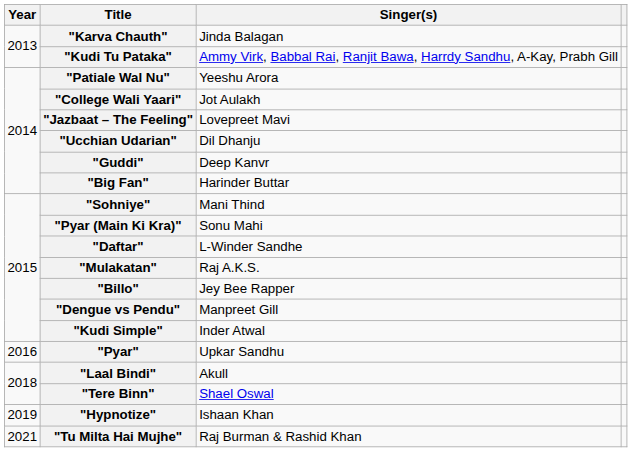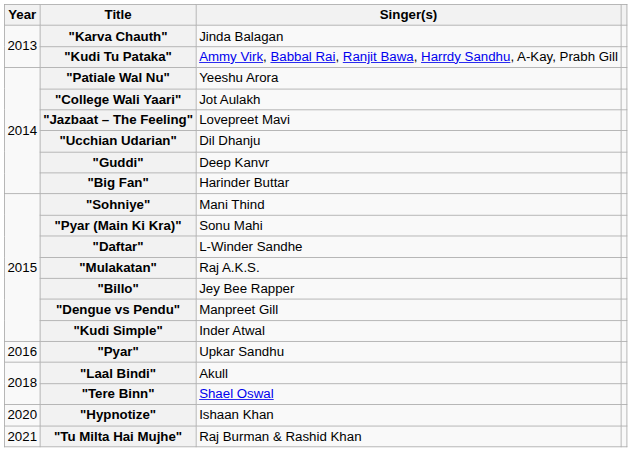(22, 415) 2019 -> (22, 415) 2020
